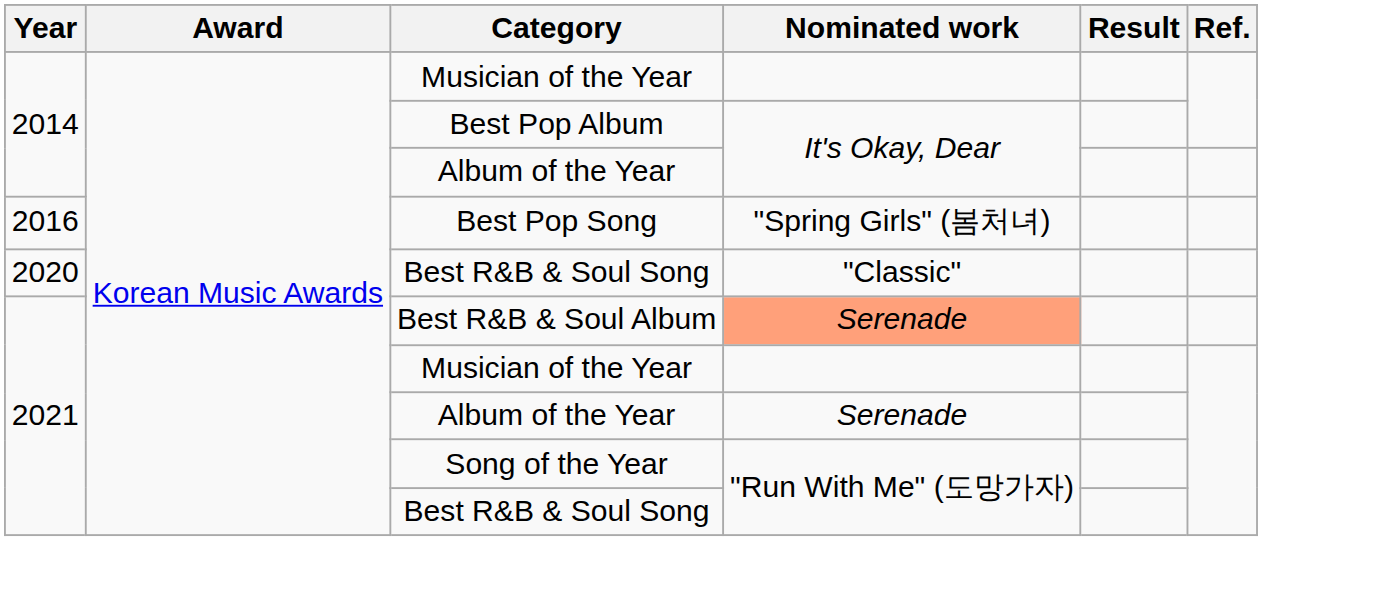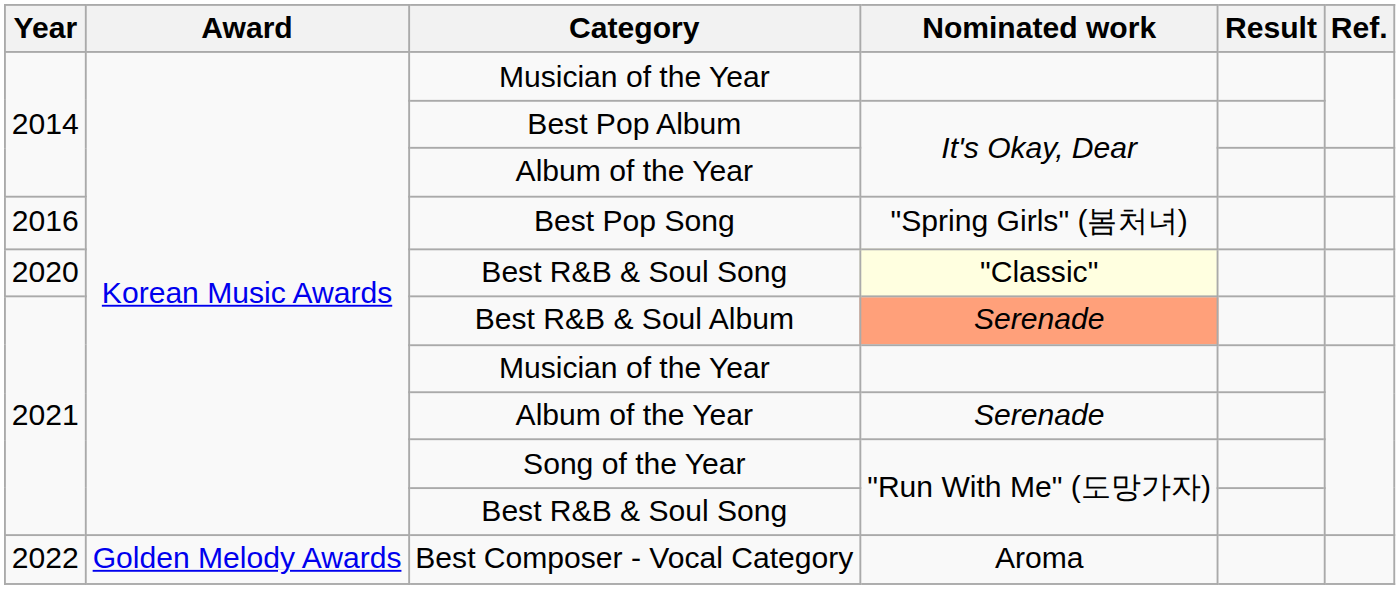(902, 272) no background -> (1039, 272) lightyellow background
+ row: (45, 558)
